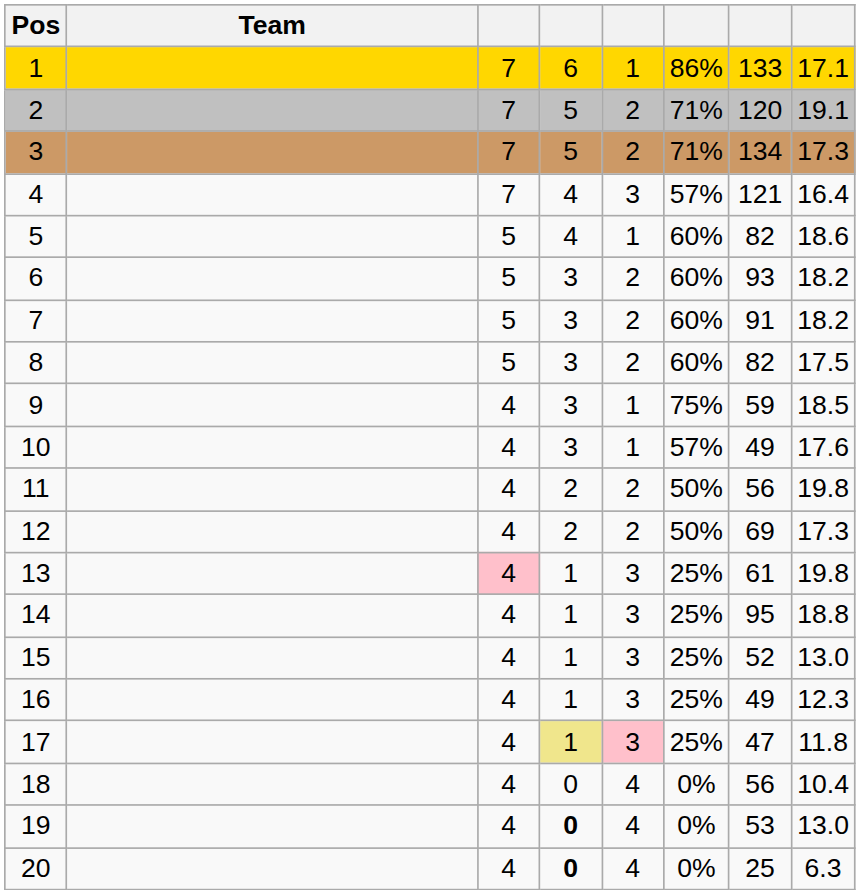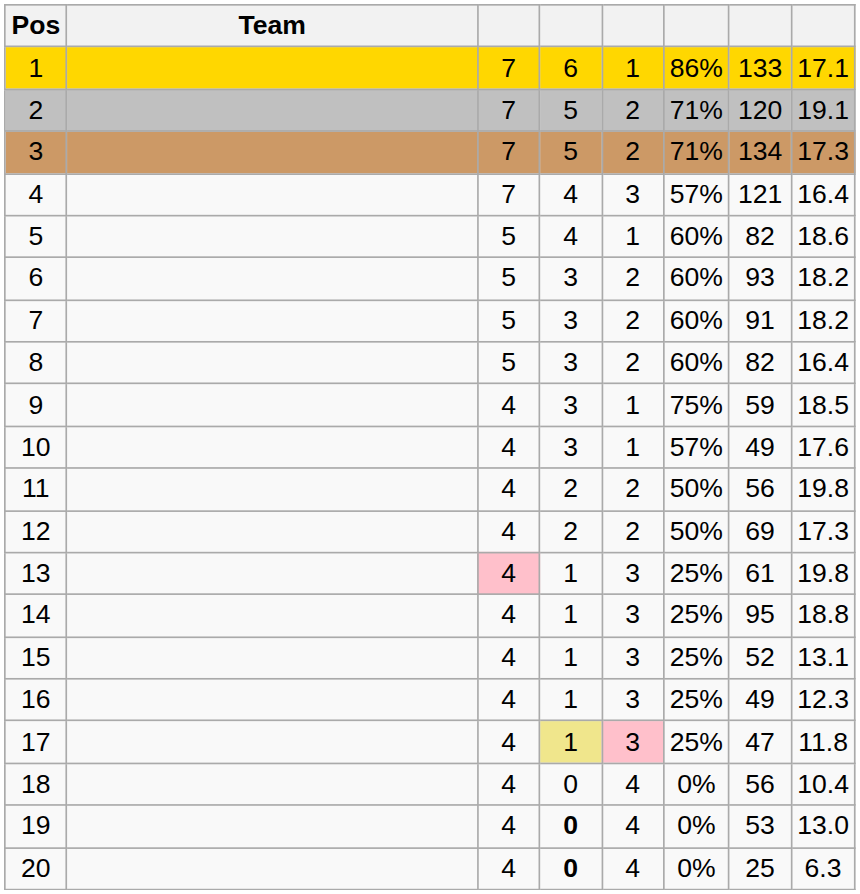(823, 362) 17.5 -> (823, 362) 16.4
(823, 657) 13.0 -> (823, 657) 13.1
